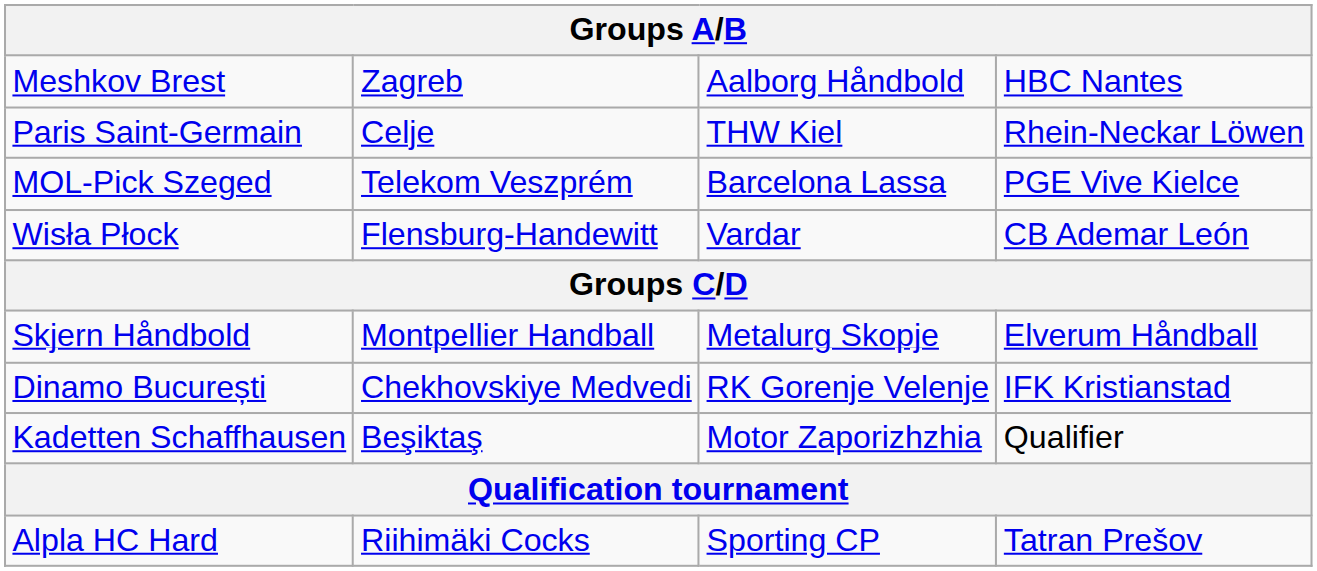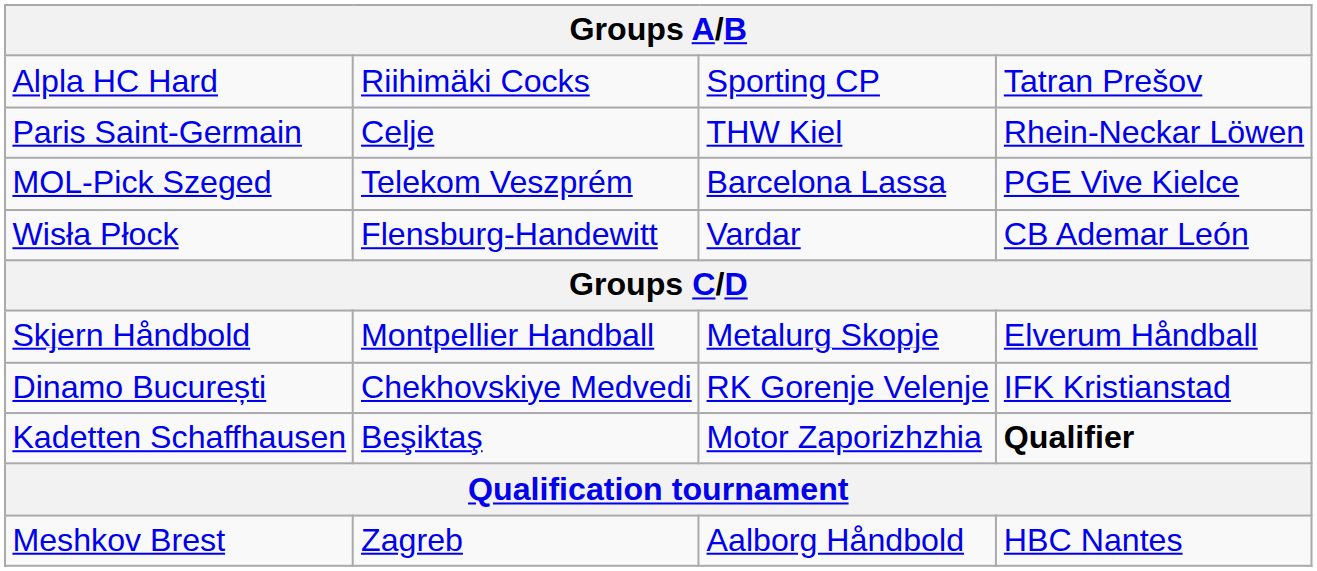rows swapped: (119, 81) <-> (115, 540)
(1064, 438) normal -> (1069, 438) bold
